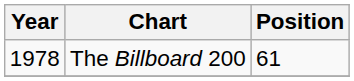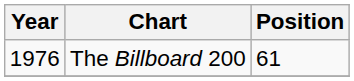(35, 57) 1978 -> (35, 57) 1976
